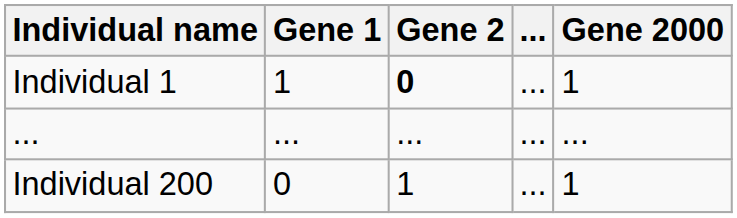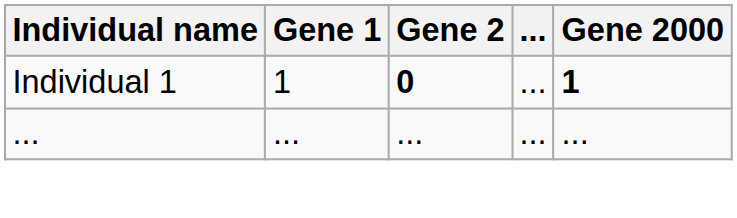(571, 81) normal -> (571, 81) bold
- row: (113, 184)
